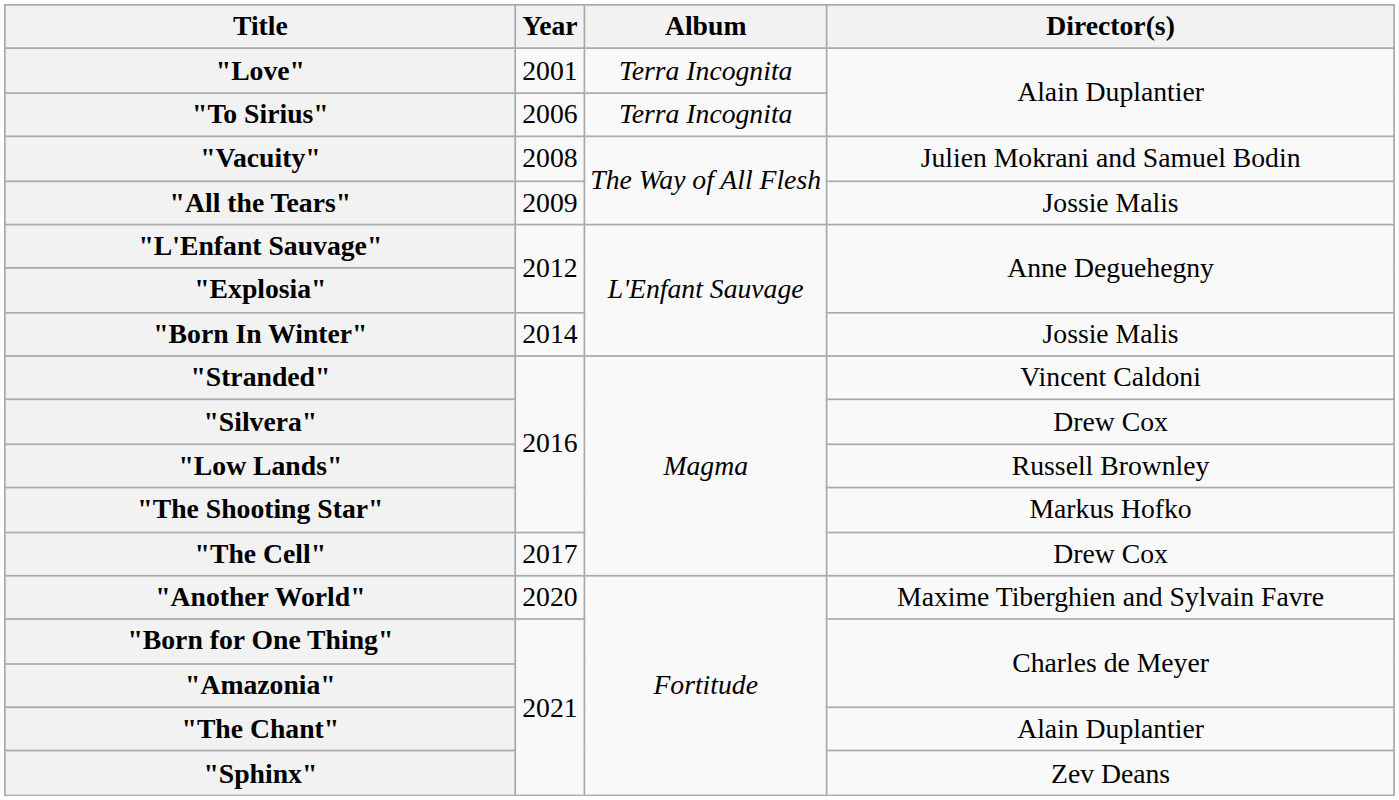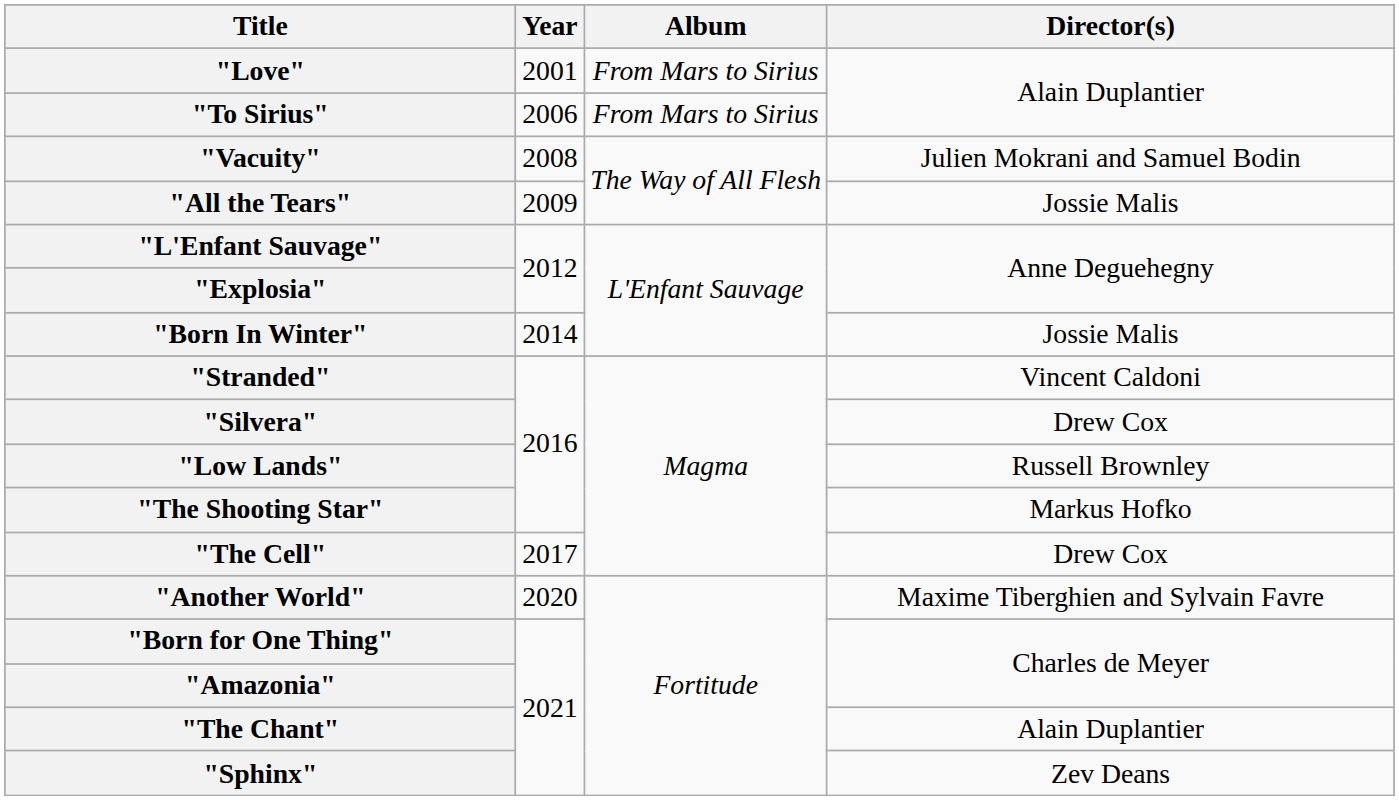(706, 70) Terra Incognita -> (706, 70) From Mars to Sirius
(706, 114) Terra Incognita -> (706, 114) From Mars to Sirius
